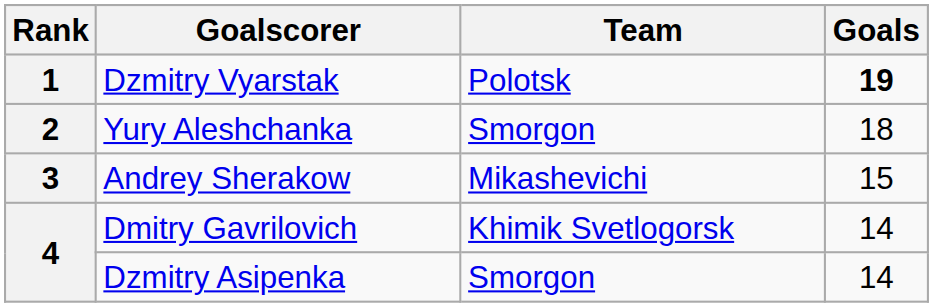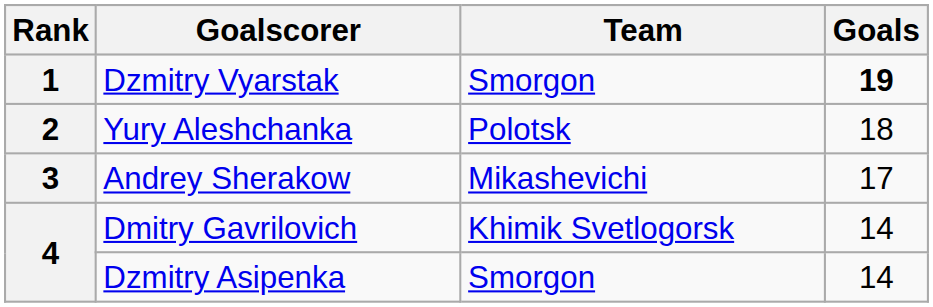(519, 80) Polotsk -> (532, 80) Smorgon
(532, 129) Smorgon -> (519, 129) Polotsk
(876, 179) 15 -> (876, 179) 17
